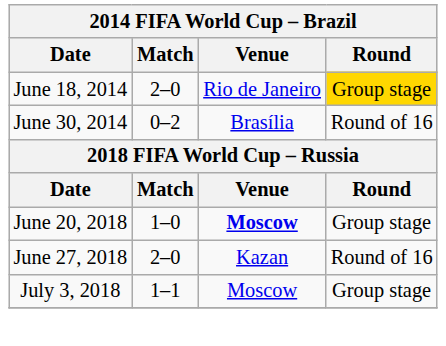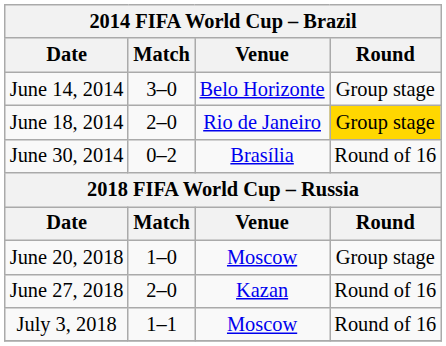+ row: (67, 88)
(262, 222) bold -> (262, 256) normal
(382, 290) Group stage -> (385, 323) Round of 16
